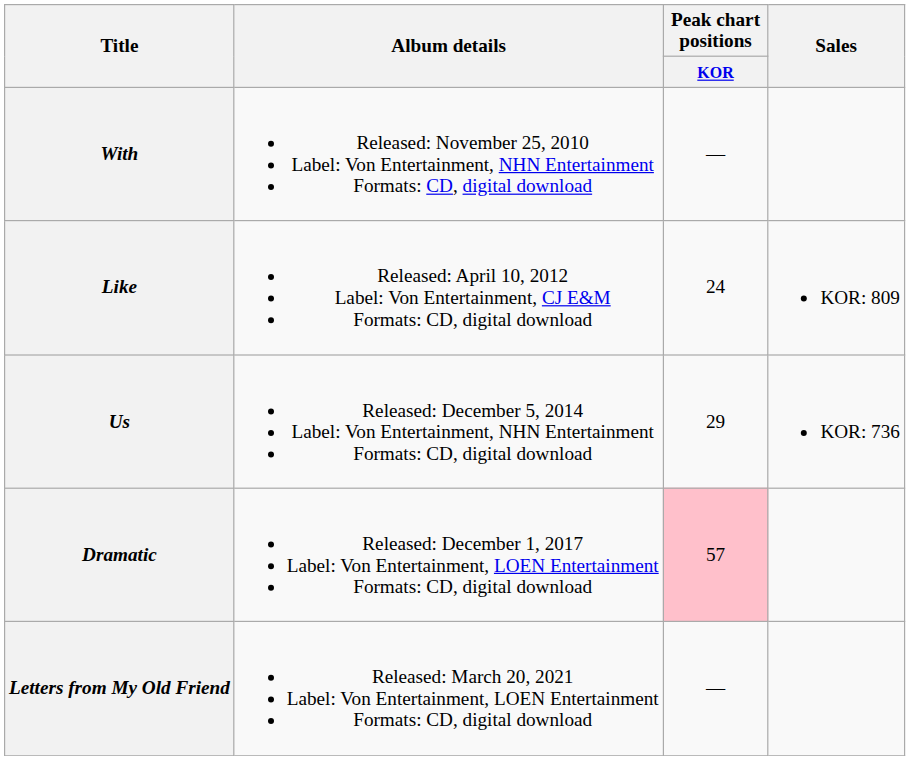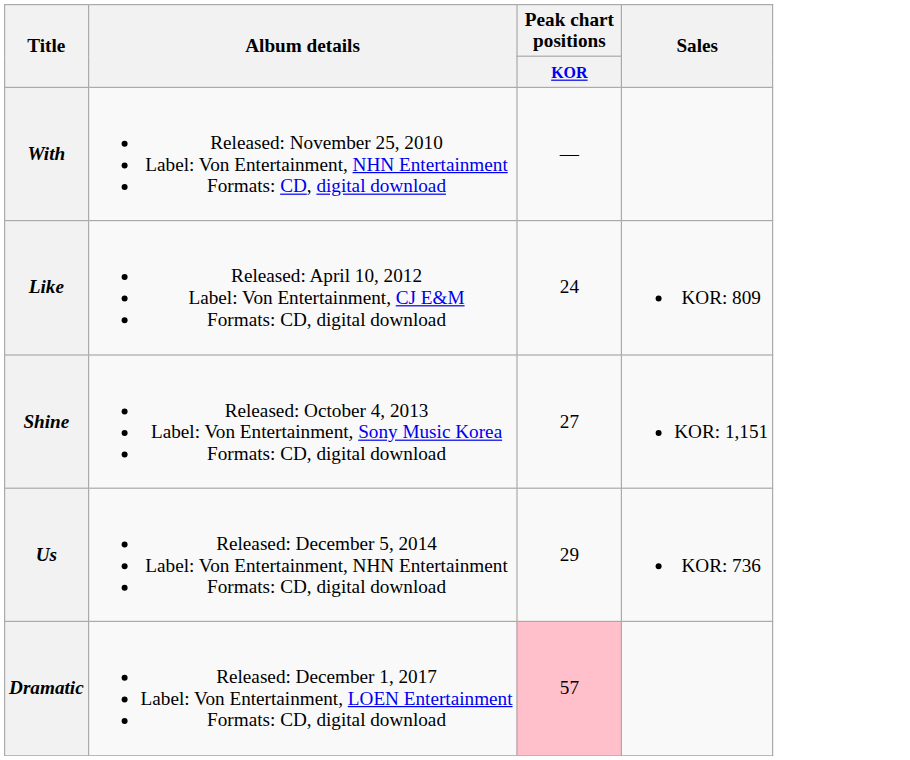+ row: (46, 421)
- row: (119, 688)
